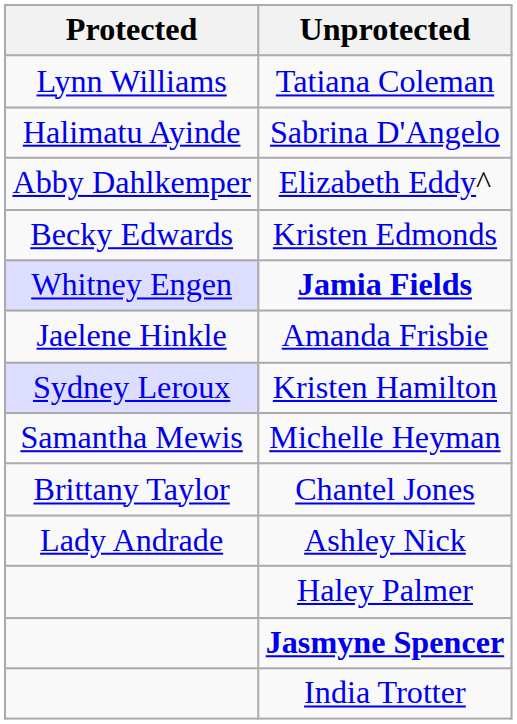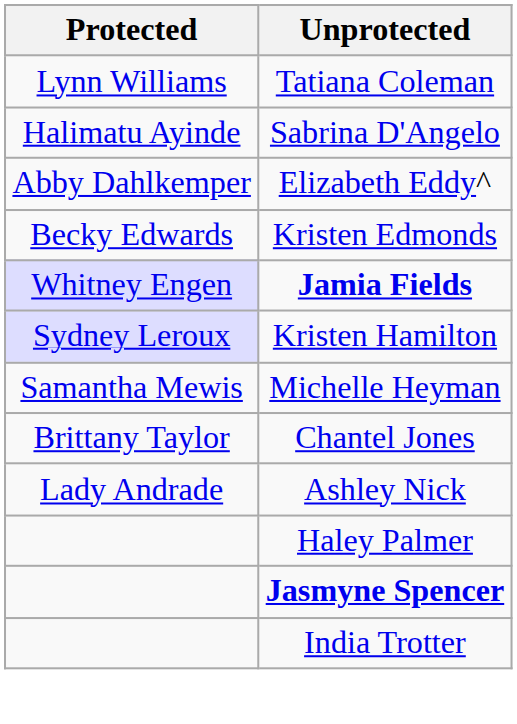- row: (385, 336)
